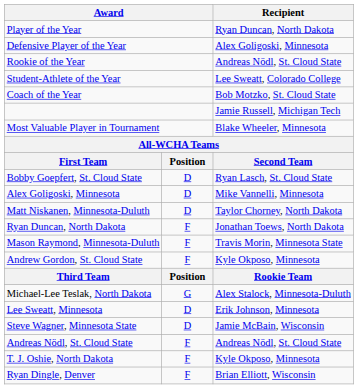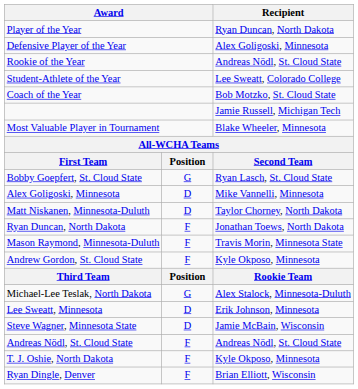(187, 177) D -> (187, 177) G
